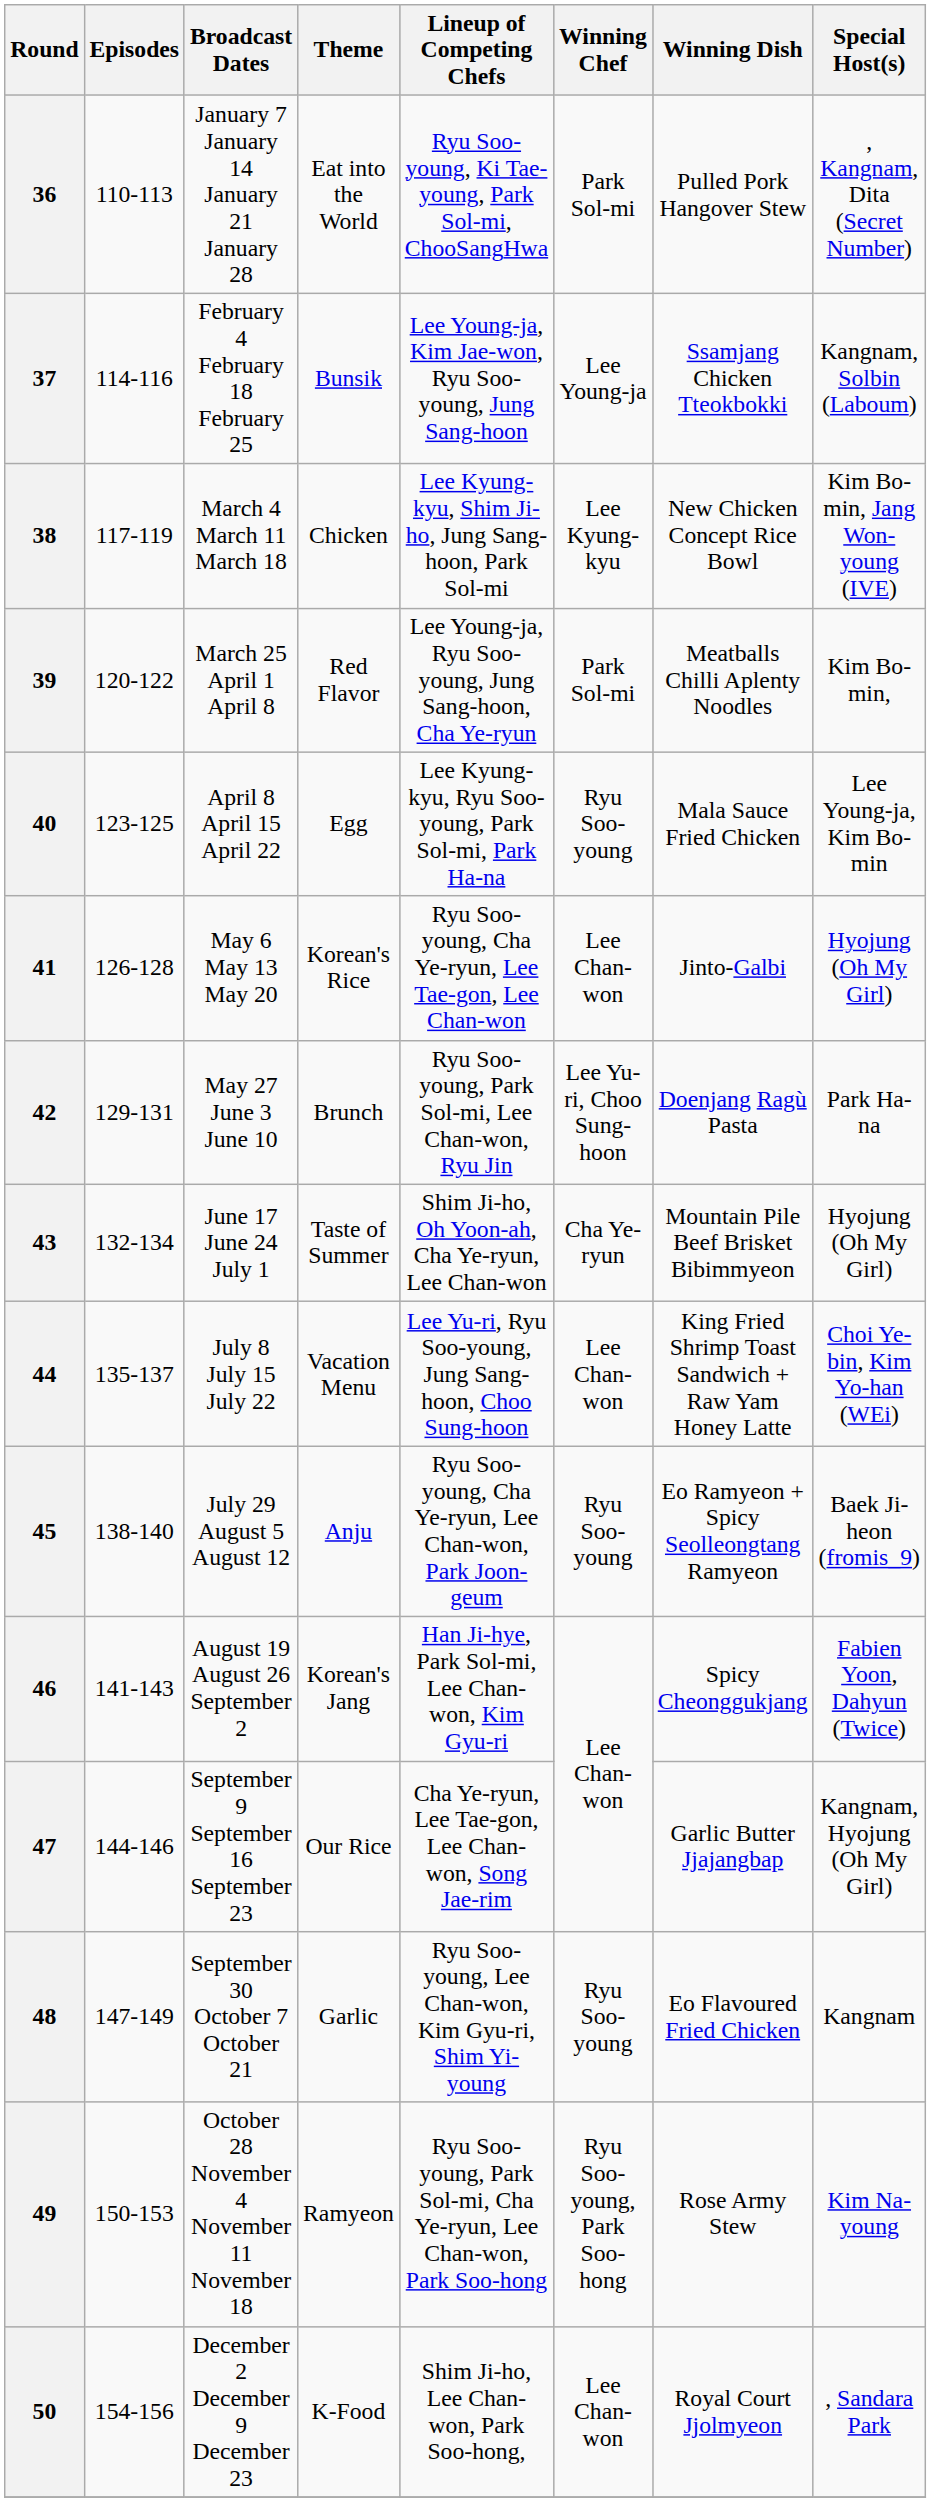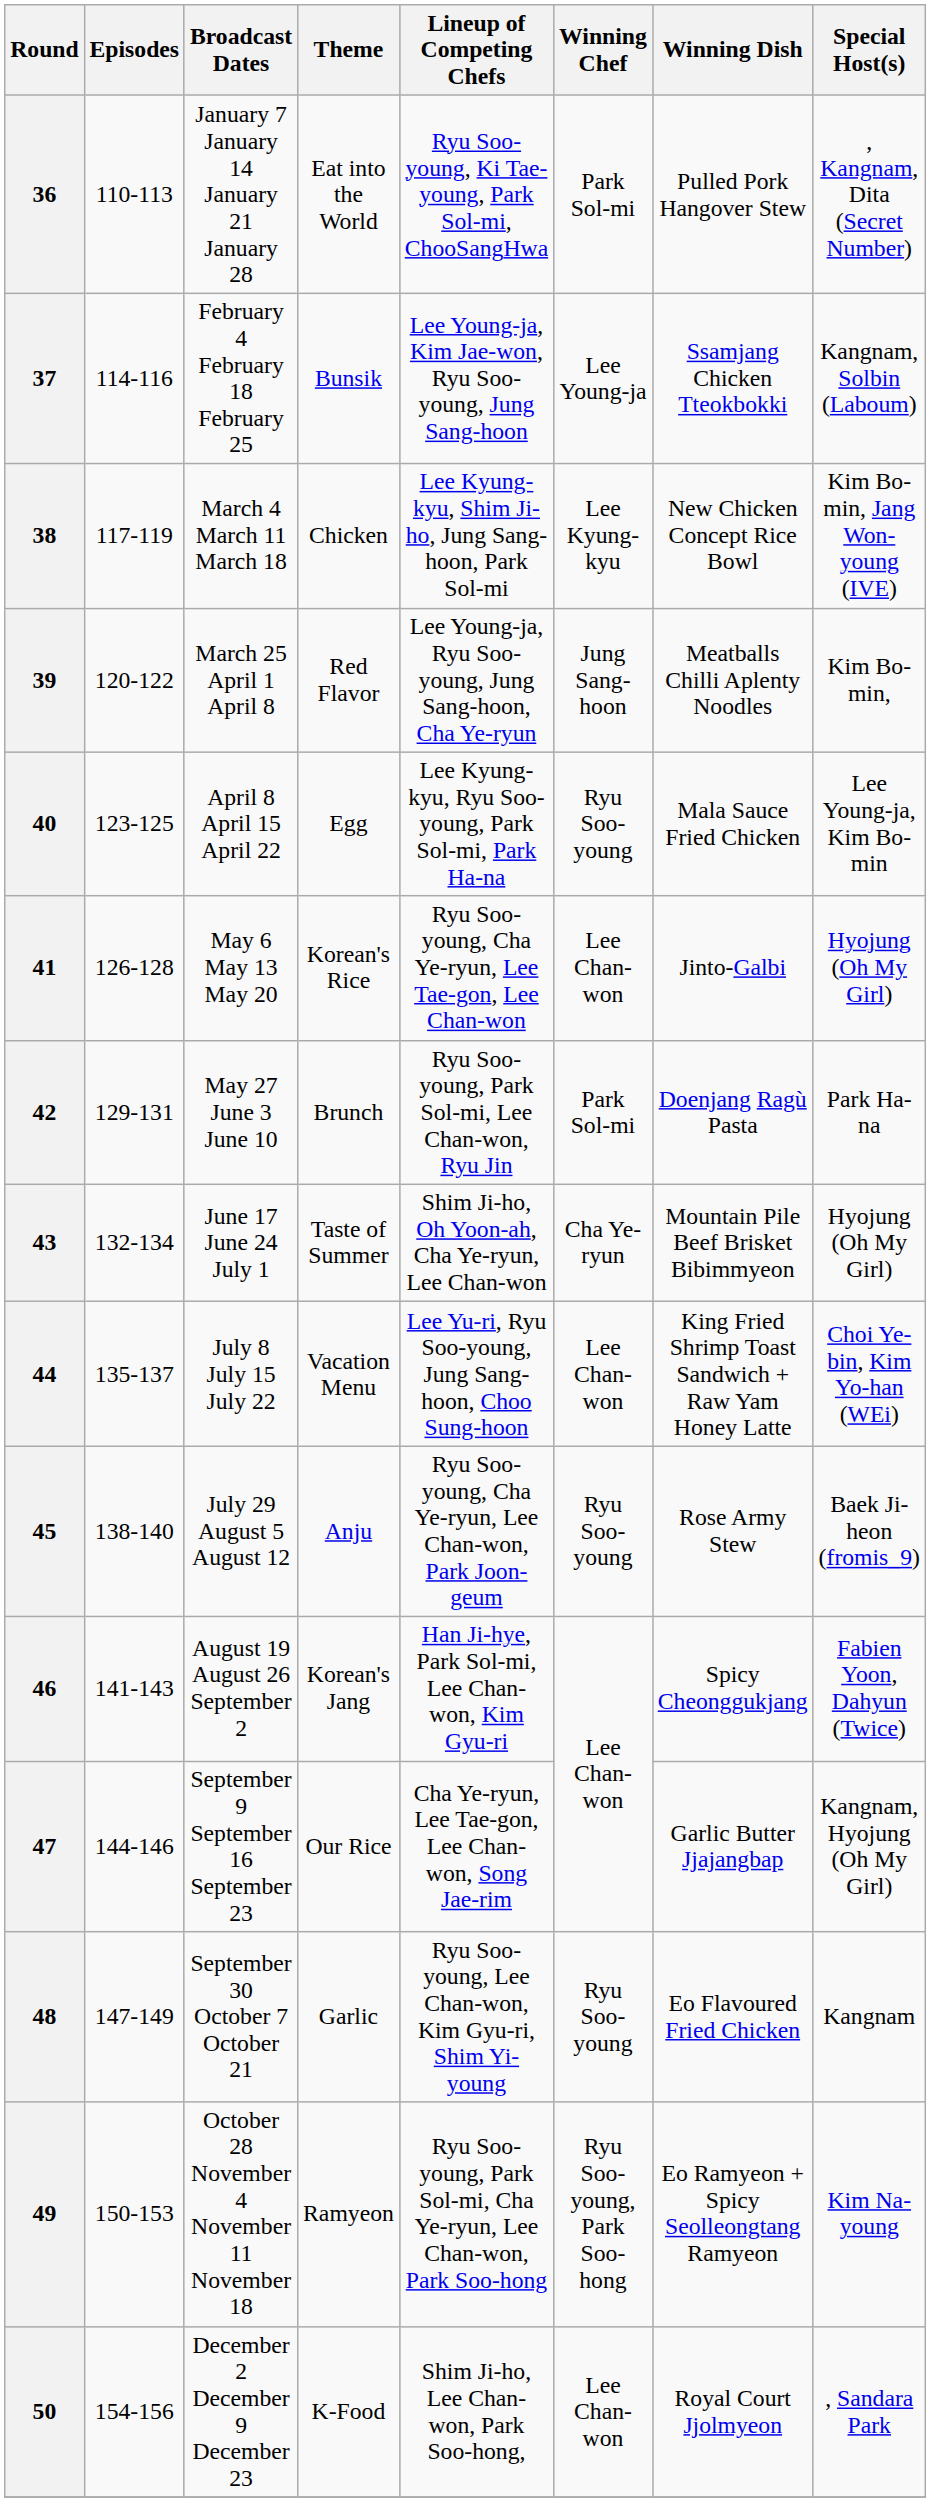(603, 679) Park Sol-mi -> (603, 679) Jung Sang-hoon
(603, 1112) Lee Yu-ri, Choo Sung-hoon -> (603, 1112) Park Sol-mi
(733, 1531) Eo Ramyeon + Spicy Seolleongtang Ramyeon -> (733, 1531) Rose Army Stew
(733, 2214) Rose Army Stew -> (733, 2214) Eo Ramyeon + Spicy Seolleongtang Ramyeon
